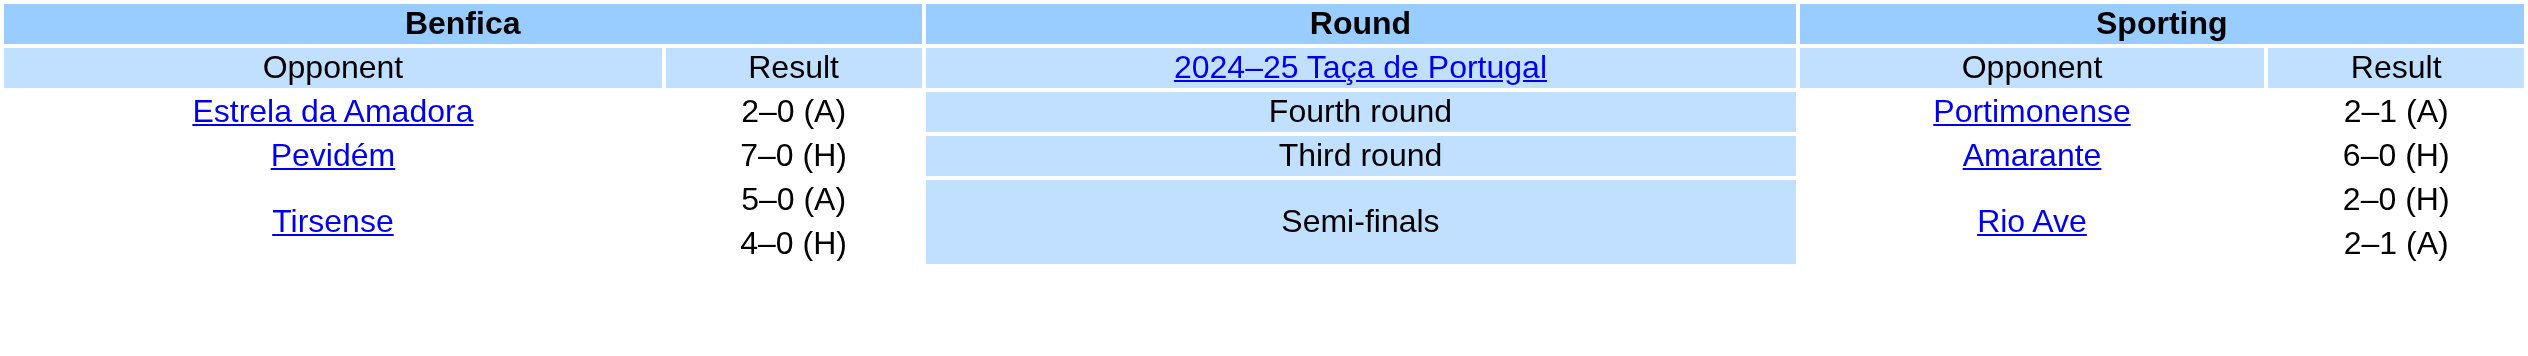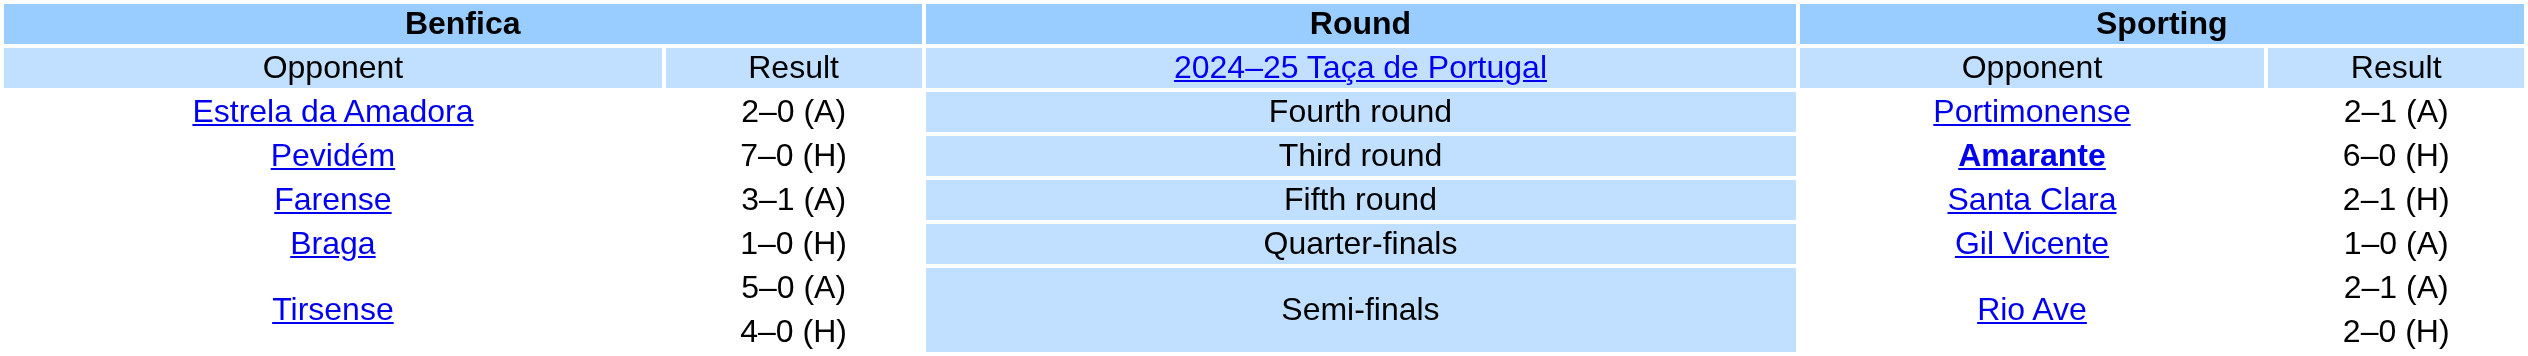(2032, 155) normal -> (2032, 155) bold
+ row: (794, 199)
+ row: (794, 243)
(2396, 199) 2–0 (H) -> (2396, 287) 2–1 (A)
(2396, 243) 2–1 (A) -> (2396, 331) 2–0 (H)
